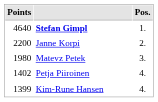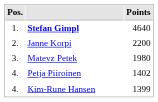columns swapped: (143, 12) <-> (19, 12)
